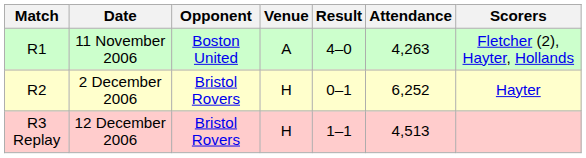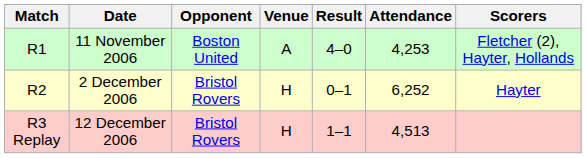(411, 49) 4,263 -> (411, 49) 4,253
